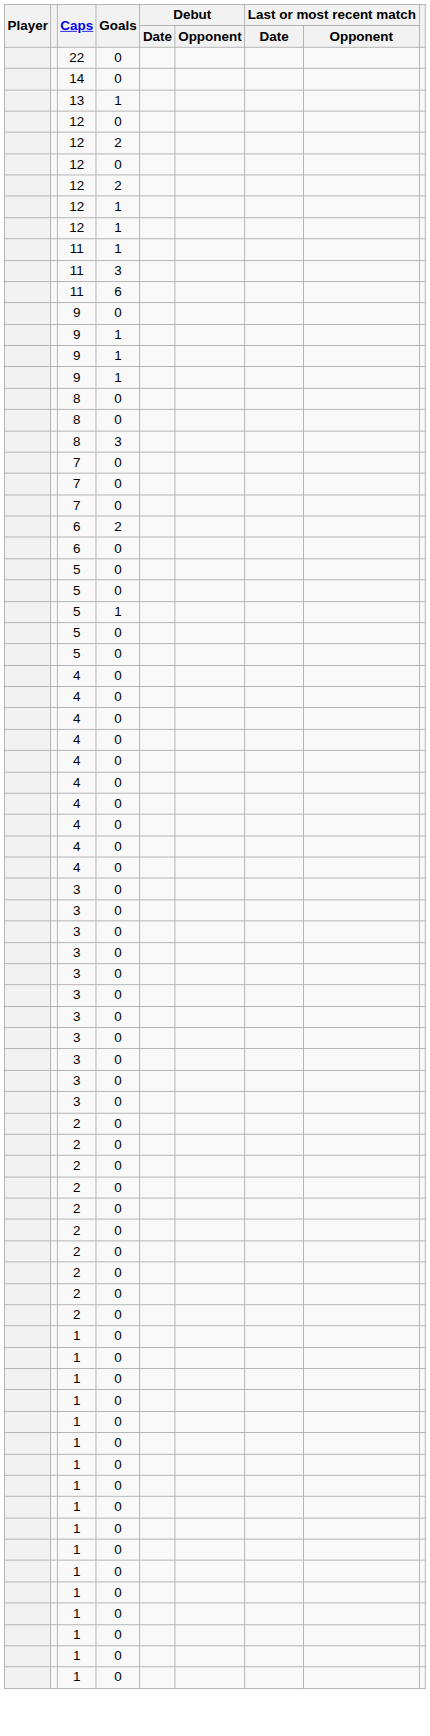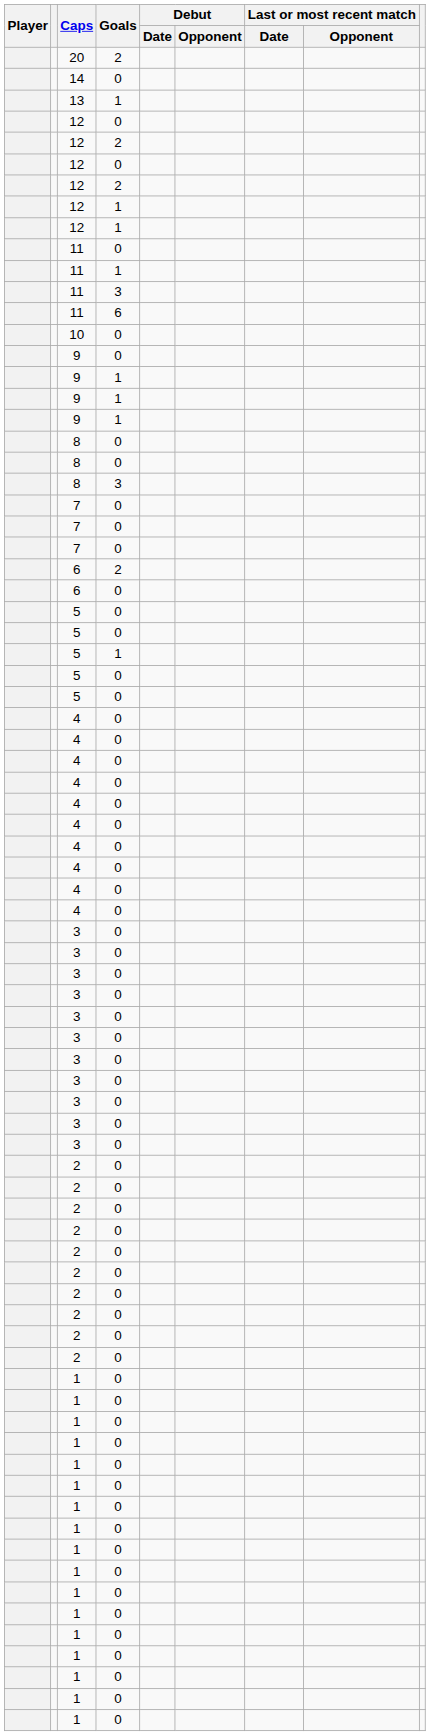- row: (77, 57)
+ row: (77, 57)
+ row: (77, 249)
+ row: (77, 334)
